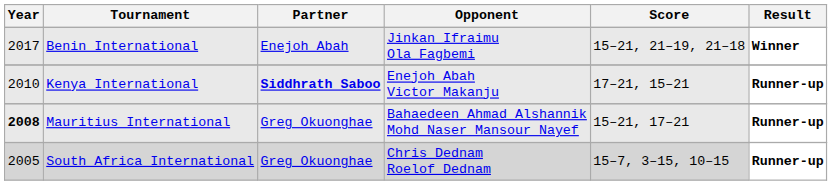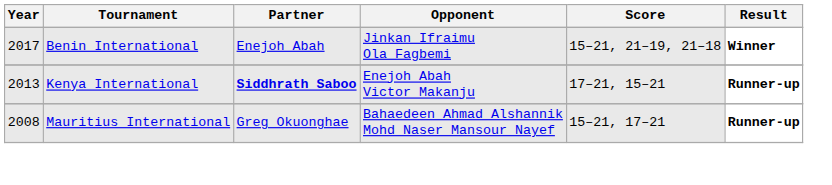(24, 84) 2010 -> (24, 84) 2013
(24, 123) bold -> (24, 123) normal
- row: (150, 161)
